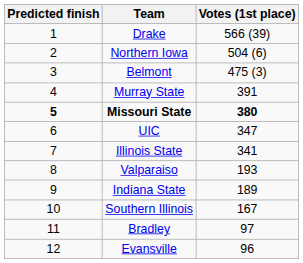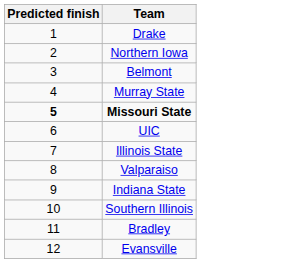- column: (247, 14)
